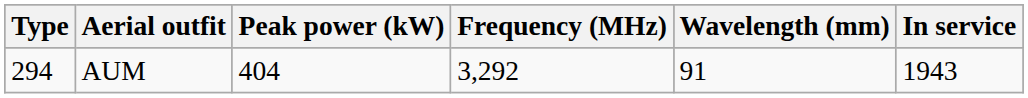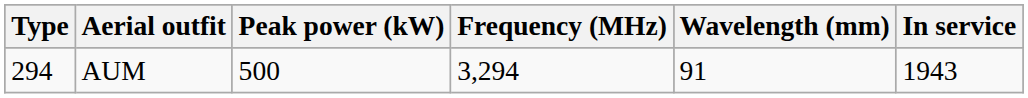(259, 69) 404 -> (259, 69) 500
(488, 69) 3,292 -> (488, 69) 3,294
